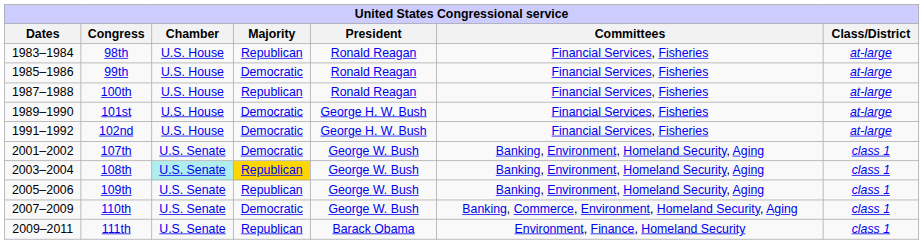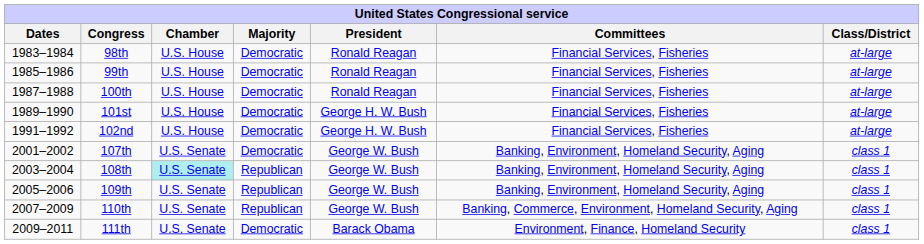(272, 53) Republican -> (272, 53) Democratic
(272, 92) Republican -> (272, 92) Democratic
(272, 170) gold background -> (272, 170) no background
(272, 209) Democratic -> (272, 209) Republican
(272, 229) Republican -> (272, 229) Democratic
